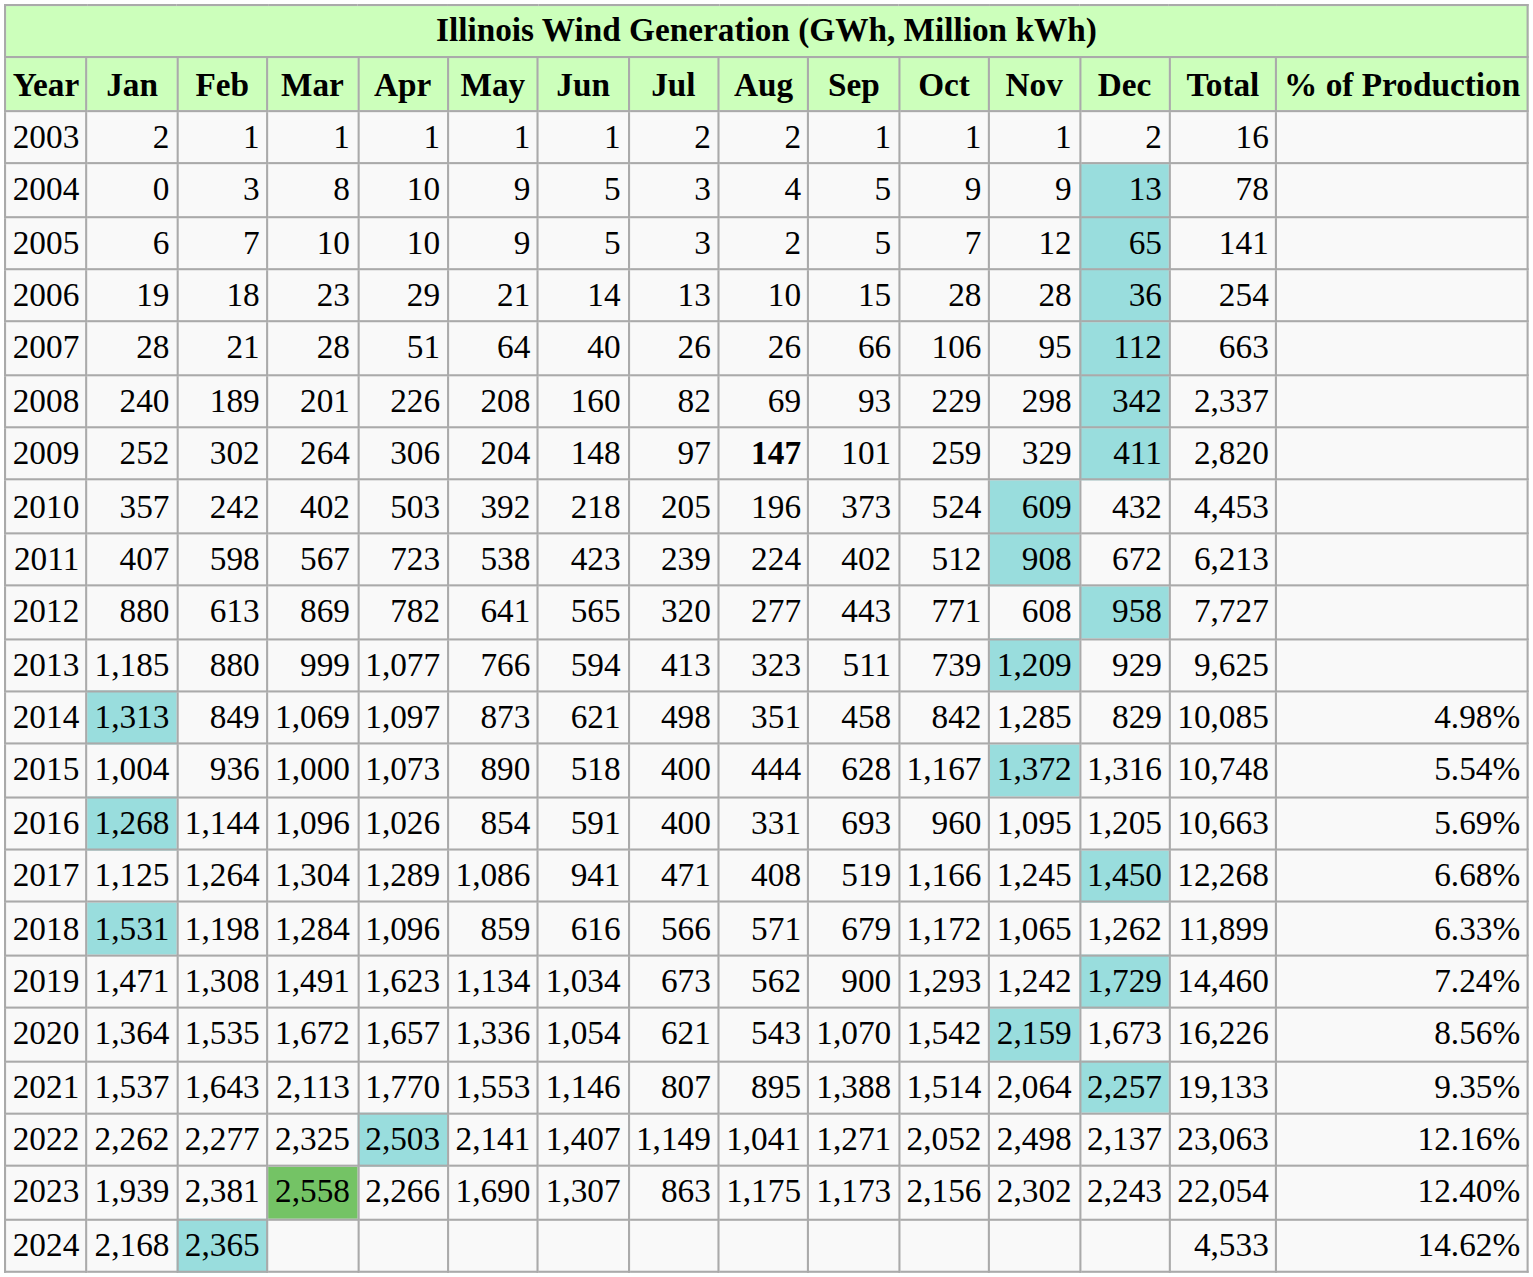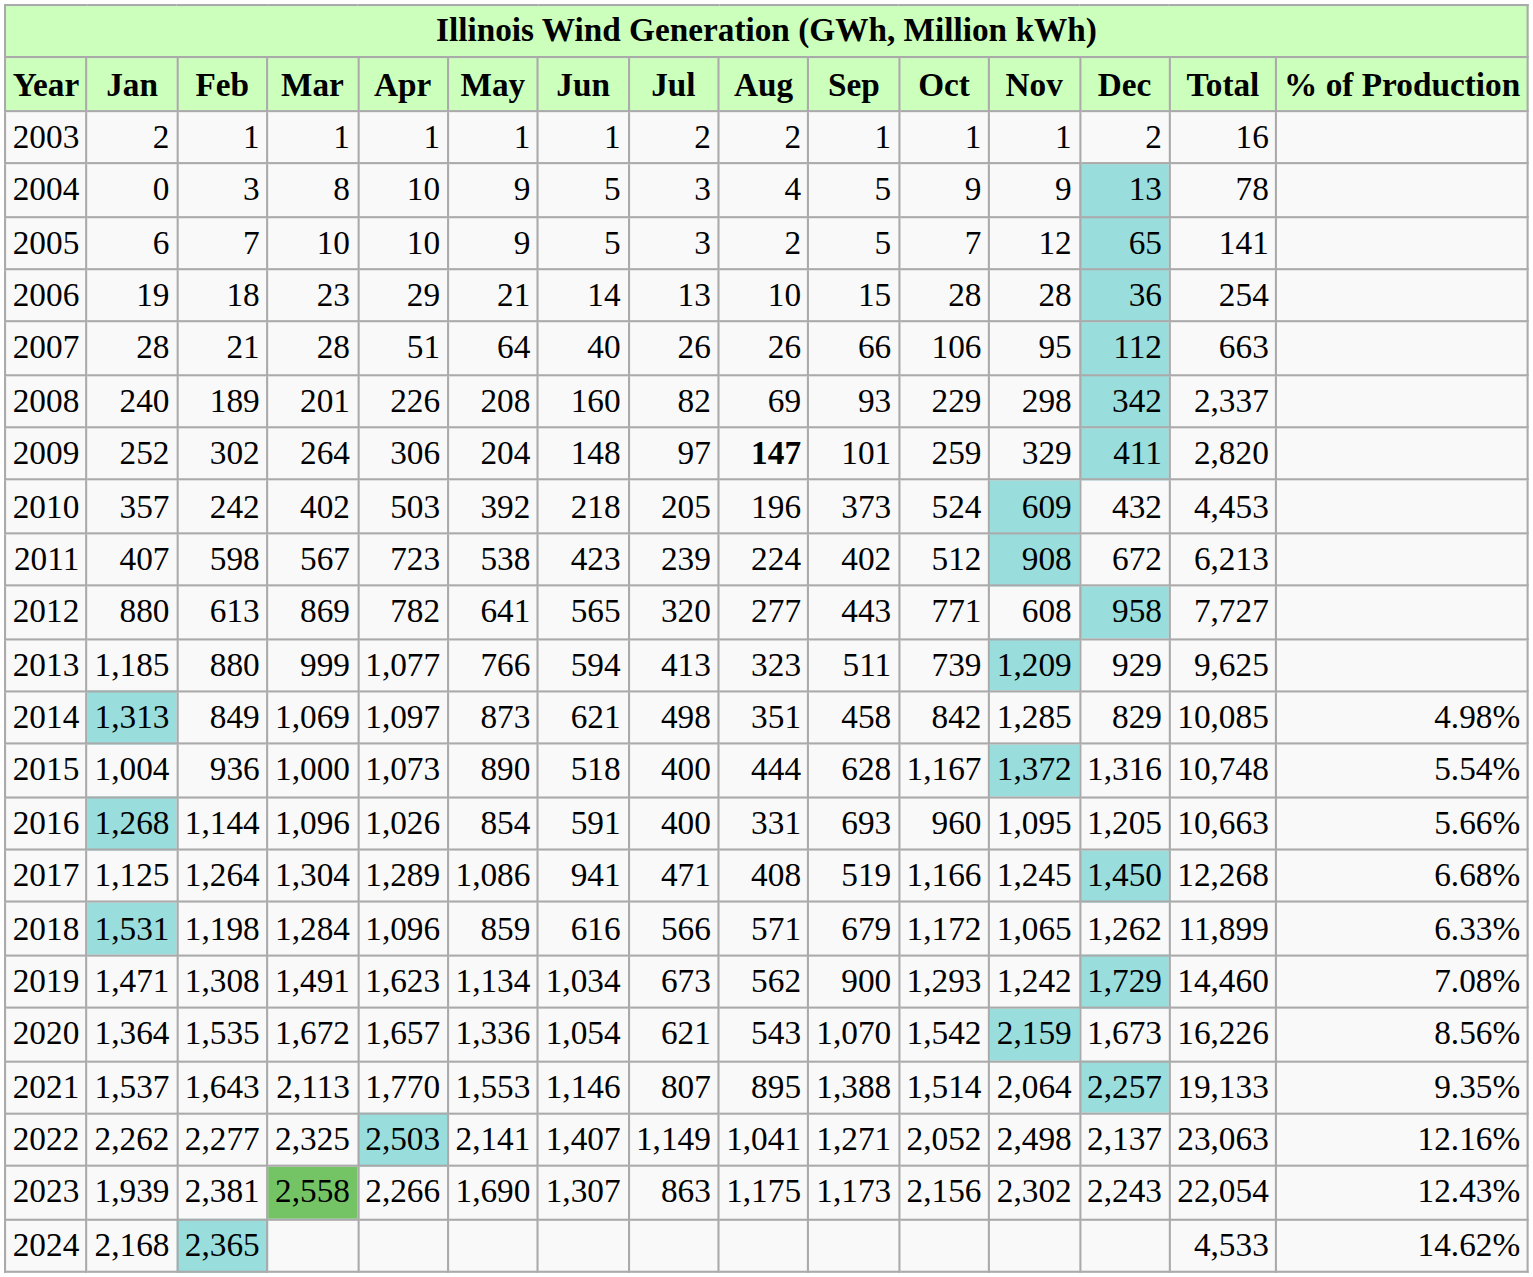(1477, 822) 5.69% -> (1477, 822) 5.66%
(1477, 980) 7.24% -> (1477, 980) 7.08%
(1469, 1192) 12.40% -> (1469, 1192) 12.43%
